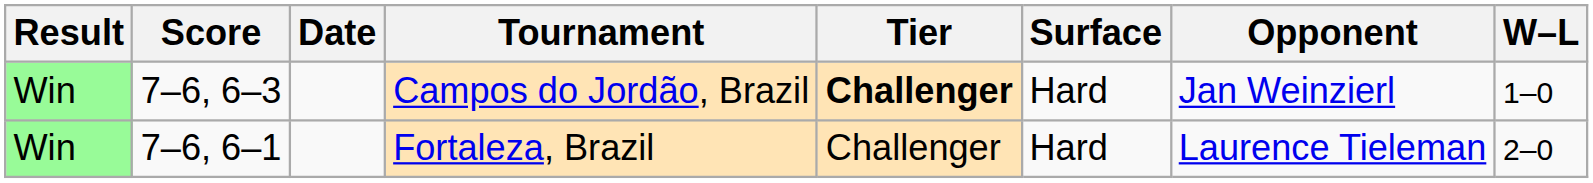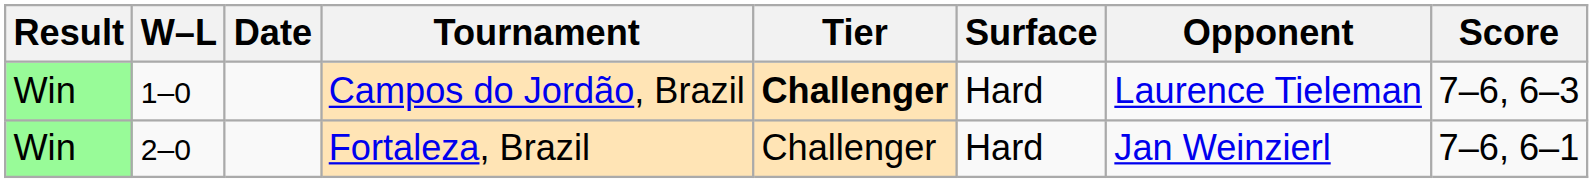columns swapped: (1541, 33) <-> (211, 33)
(1287, 90) Jan Weinzierl -> (1268, 90) Laurence Tieleman
(1333, 147) Laurence Tieleman -> (1223, 147) Jan Weinzierl
